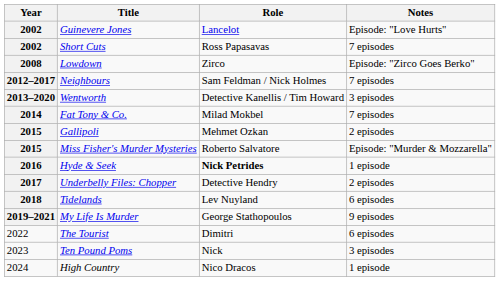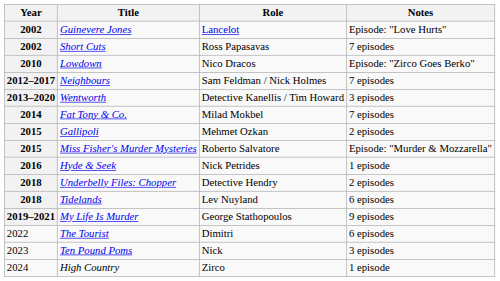(31, 64) 2008 -> (31, 64) 2010
(213, 64) Zirco -> (229, 64) Nico Dracos
(233, 166) bold -> (231, 166) normal
(31, 183) 2017 -> (31, 183) 2018
(229, 268) Nico Dracos -> (213, 268) Zirco
